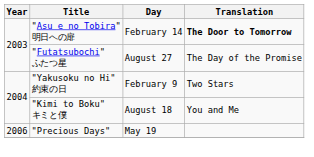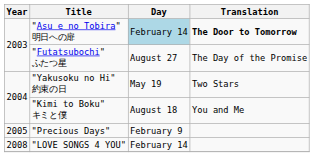(154, 32) no background -> (159, 32) lightblue background
(151, 84) February 9 -> (146, 84) May 19
(17, 131) 2006 -> (17, 131) 2005
(141, 131) May 19 -> (156, 131) February 9
+ row: (79, 145)
